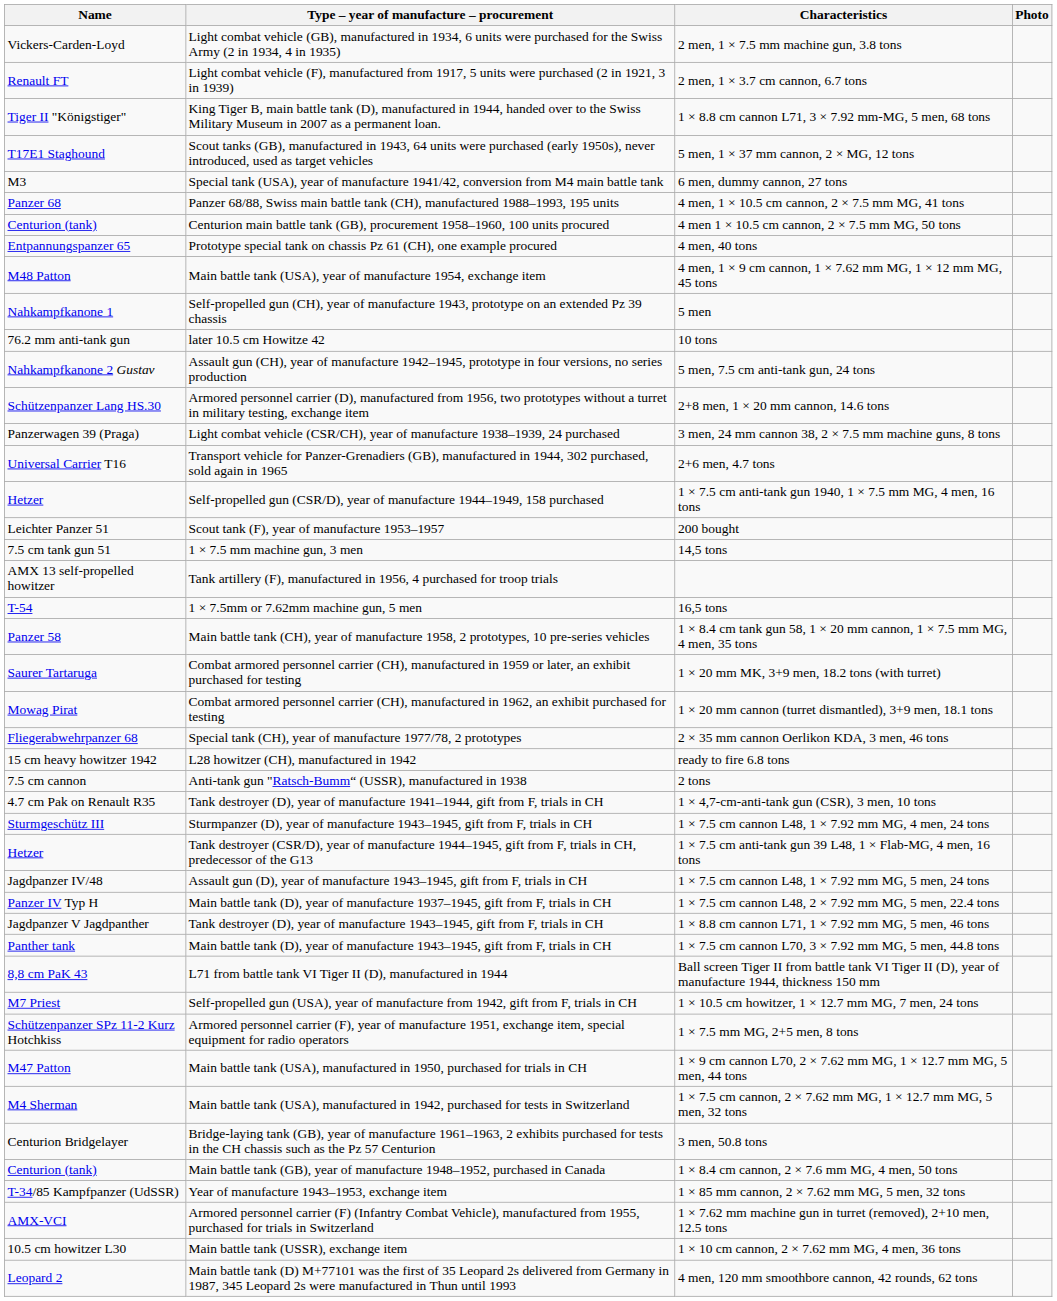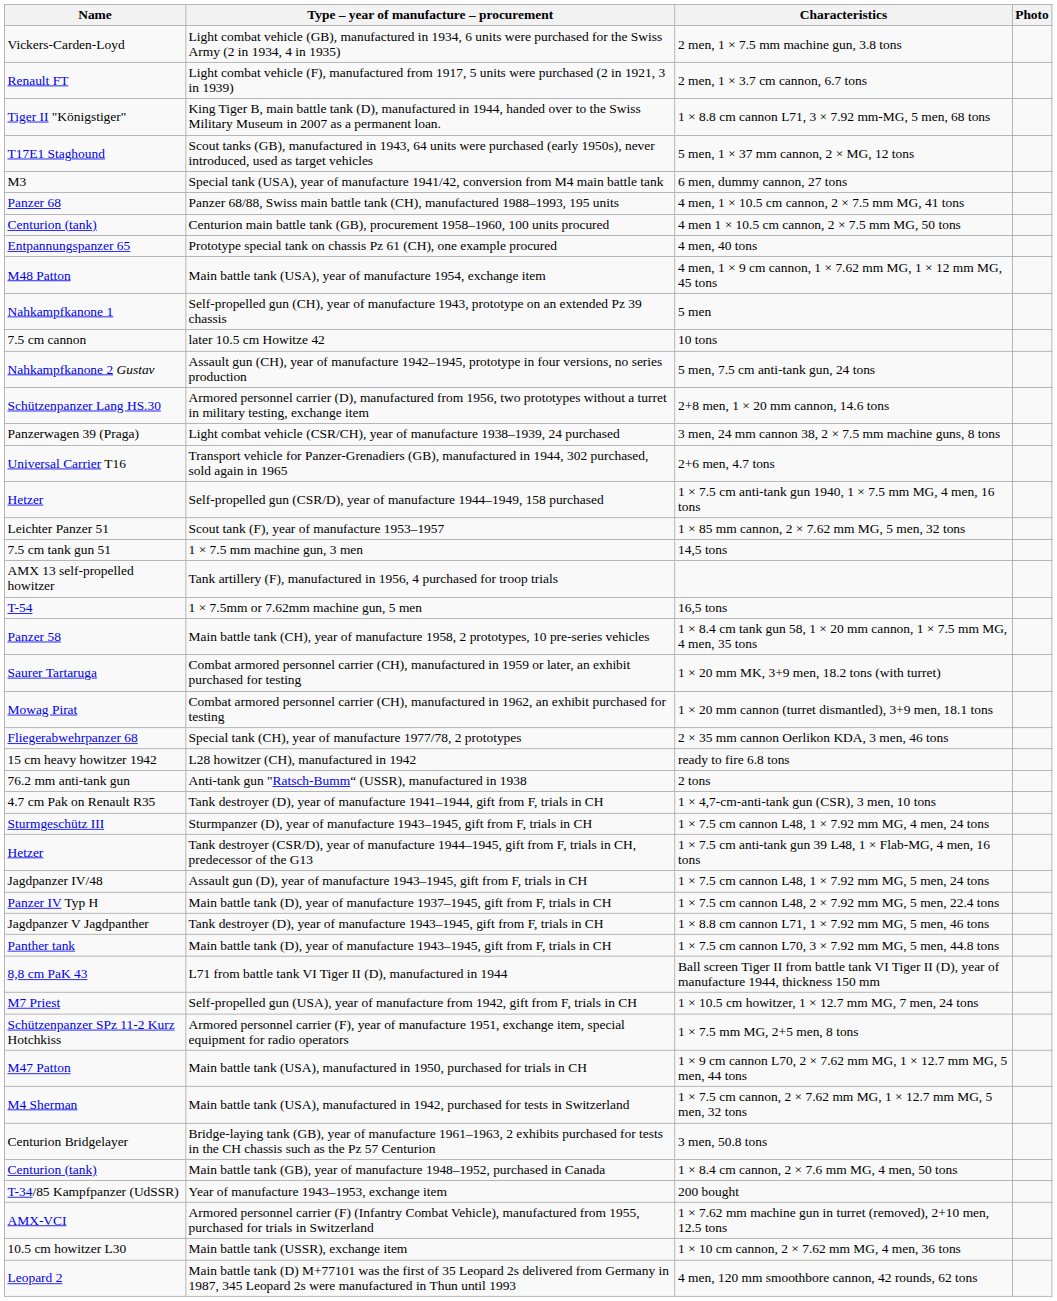(69, 340) 76.2 mm anti-tank gun -> (47, 340) 7.5 cm cannon
(708, 528) 200 bought -> (822, 528) 1 × 85 mm cannon, 2 × 7.62 mm MG, 5 men, 32 tons
(47, 781) 7.5 cm cannon -> (69, 781) 76.2 mm anti-tank gun
(822, 1191) 1 × 85 mm cannon, 2 × 7.62 mm MG, 5 men, 32 tons -> (708, 1191) 200 bought
